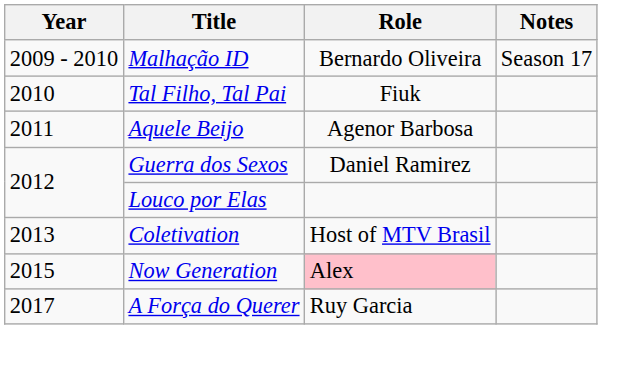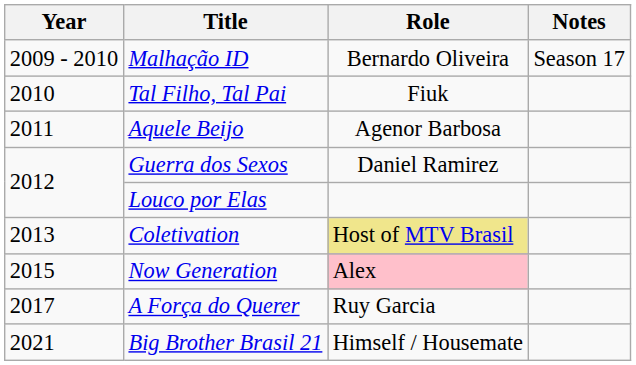(400, 235) no background -> (423, 235) khaki background
+ row: (225, 341)
